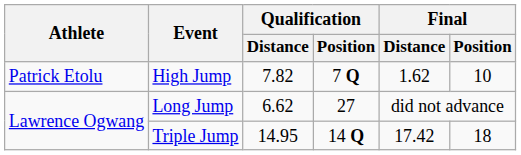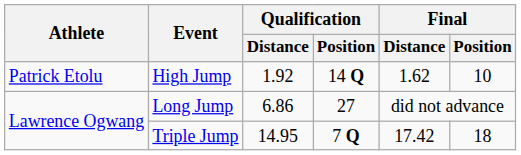(278, 76) 7.82 -> (278, 76) 1.92
(346, 76) 7 Q -> (346, 76) 14 Q
(278, 106) 6.62 -> (278, 106) 6.86
(346, 135) 14 Q -> (346, 135) 7 Q
